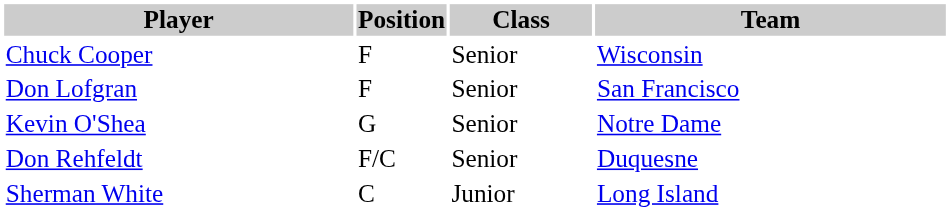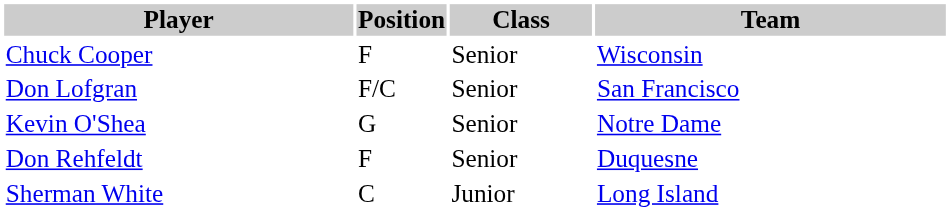(365, 89) F -> (377, 89) F/C
(377, 158) F/C -> (365, 158) F
